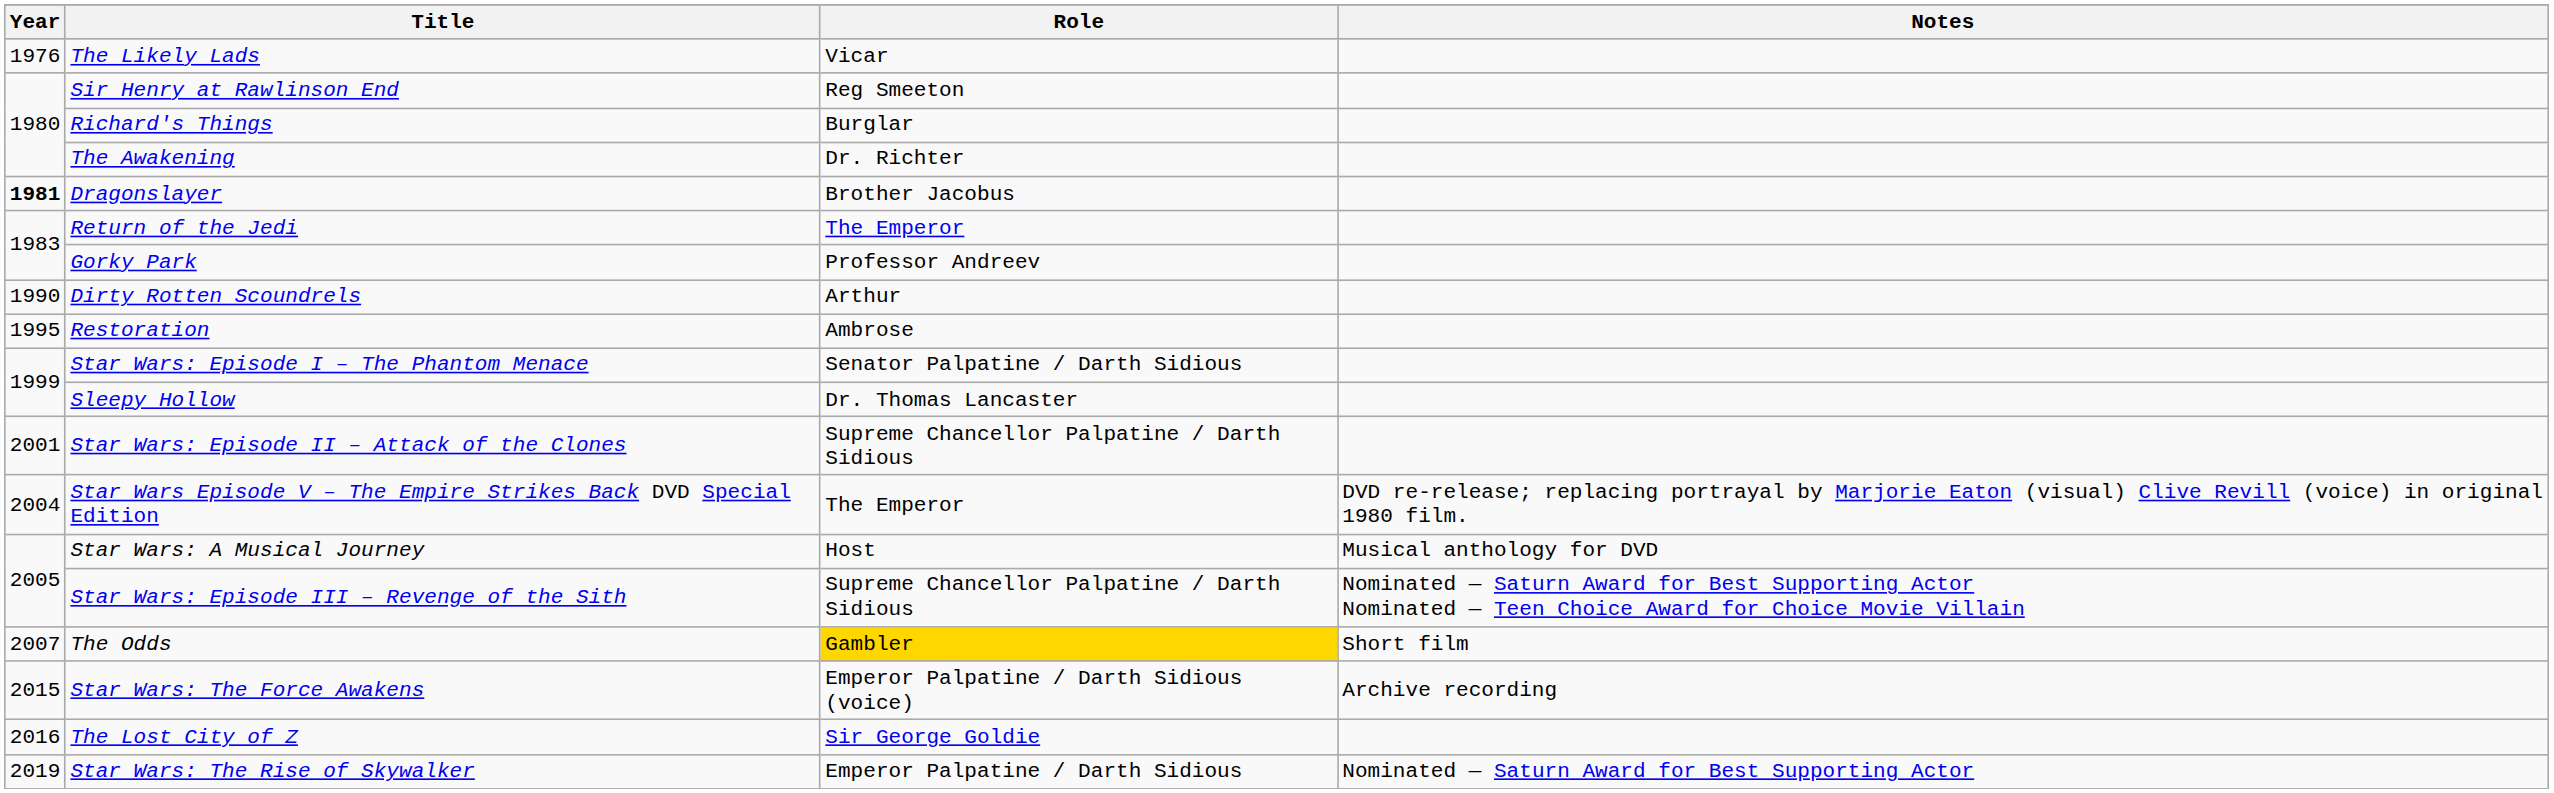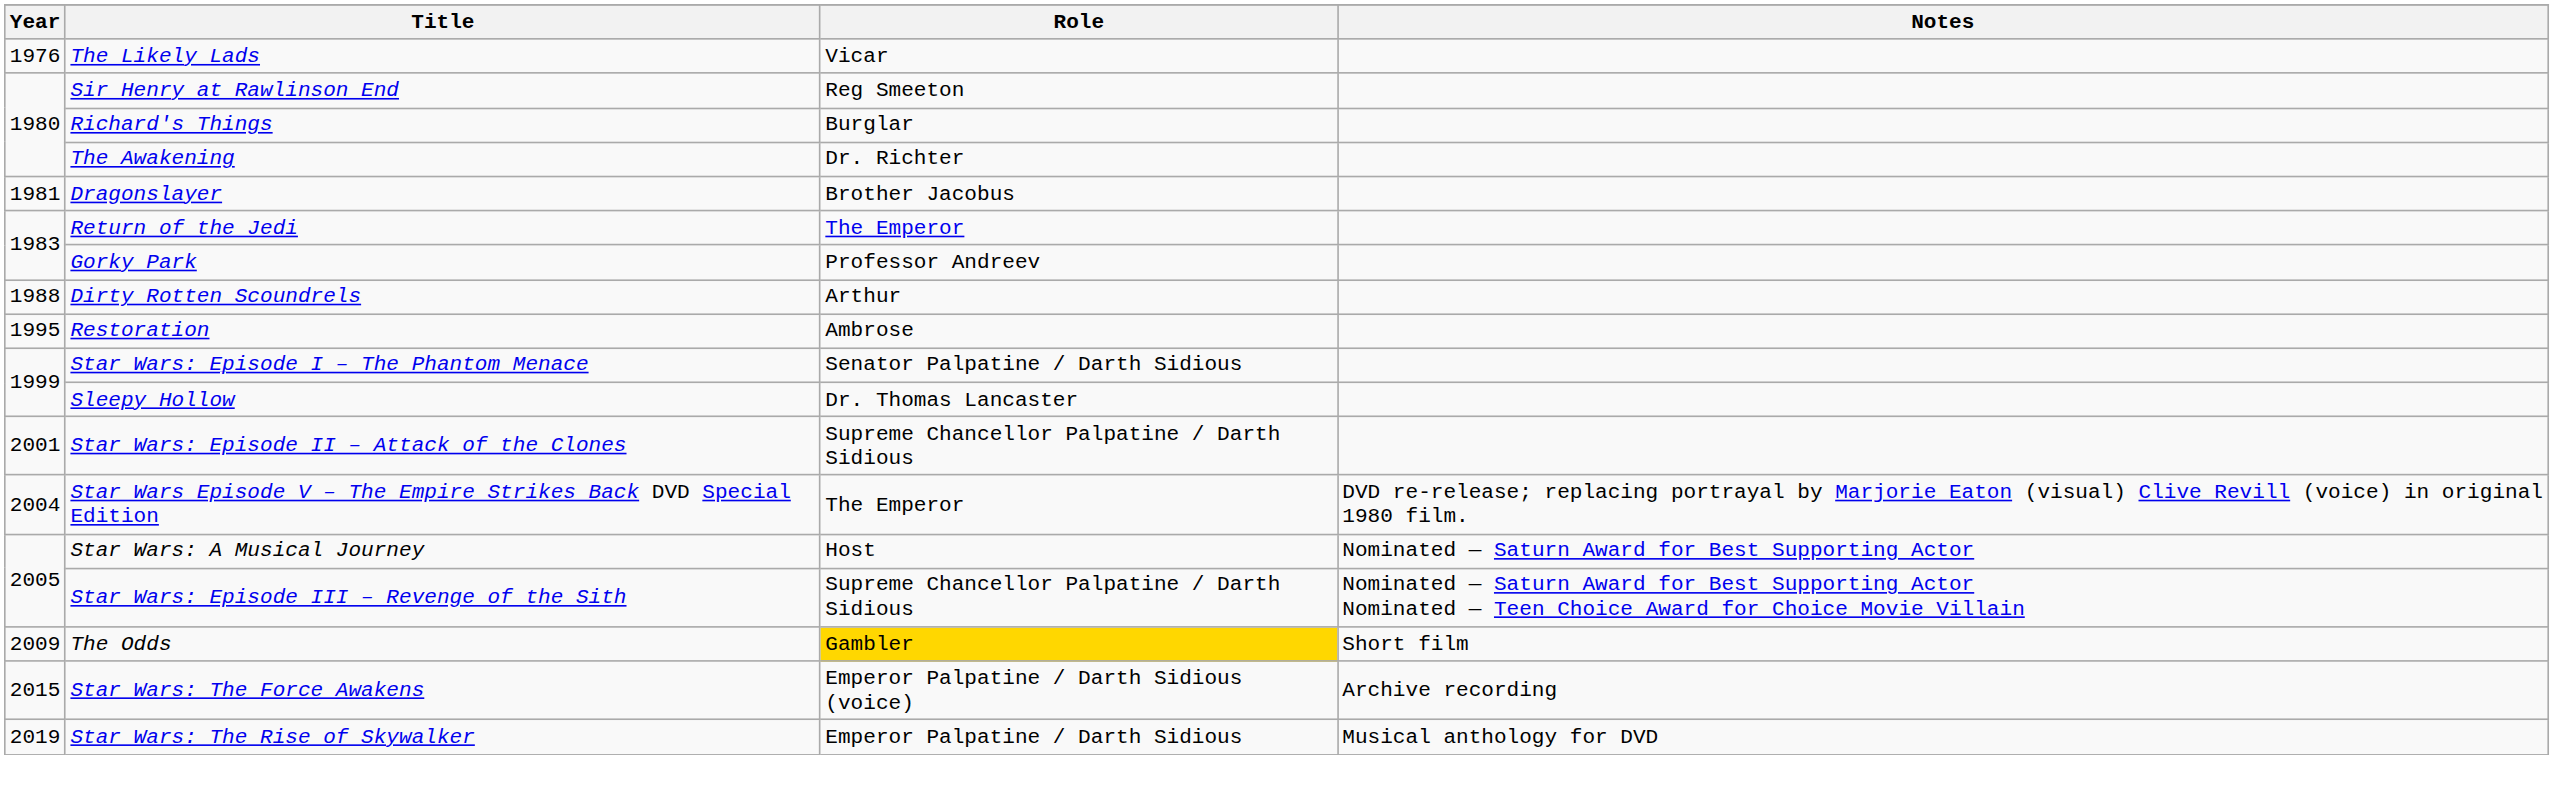(35, 194) bold -> (35, 194) normal
(35, 297) 1990 -> (35, 297) 1988
(1500, 551) Musical anthology for DVD -> (1658, 551) Nominated — Saturn Award for Best Supporting Actor
(35, 644) 2007 -> (35, 644) 2009
- row: (184, 737)
(1658, 771) Nominated — Saturn Award for Best Supporting Actor -> (1500, 737) Musical anthology for DVD
